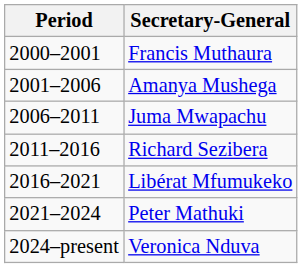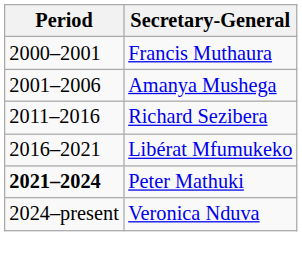- row: (197, 117)
(55, 213) normal -> (55, 181) bold
